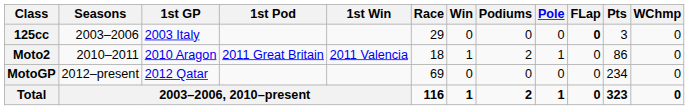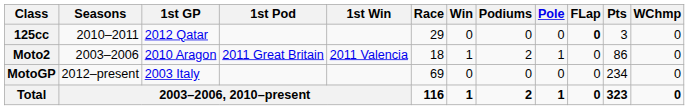(107, 34) 2003–2006 -> (108, 34) 2010–2011
(172, 34) 2003 Italy -> (176, 34) 2012 Qatar
(108, 54) 2010–2011 -> (107, 54) 2003–2006
(176, 74) 2012 Qatar -> (172, 74) 2003 Italy
